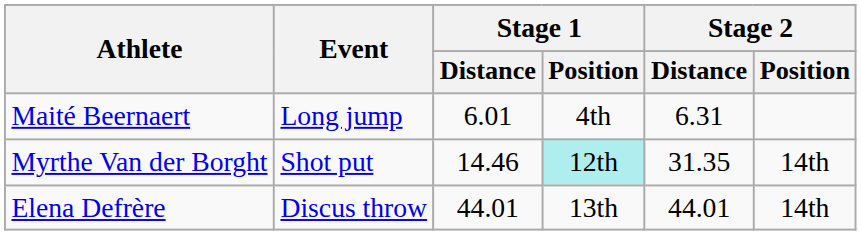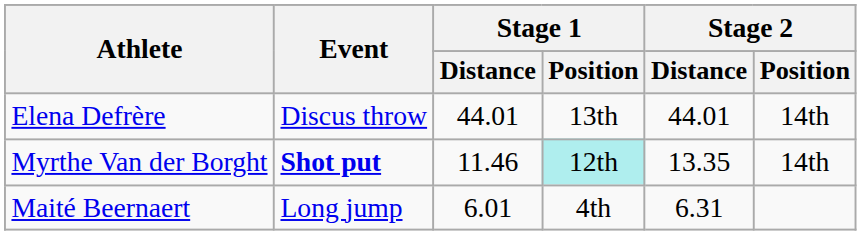rows swapped: (101, 116) <-> (89, 207)
(327, 162) normal -> (331, 162) bold
(488, 162) 14.46 -> (488, 162) 11.46
(699, 162) 31.35 -> (699, 162) 13.35
